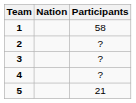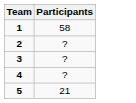- column: (52, 12)
